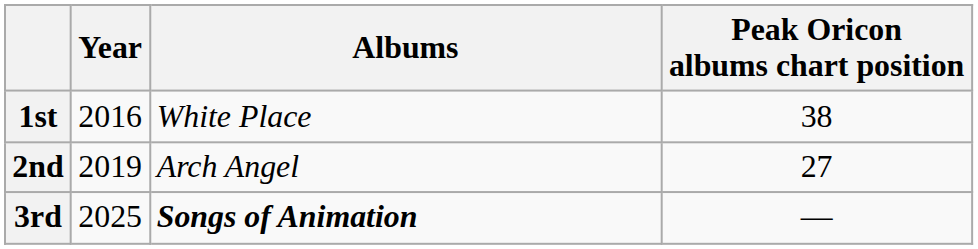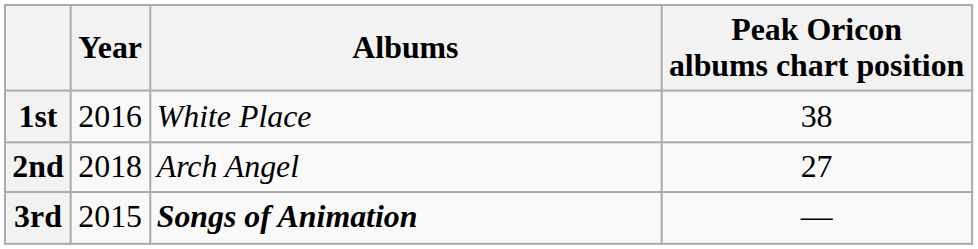(110, 166) 2019 -> (110, 166) 2018
(110, 217) 2025 -> (110, 217) 2015
